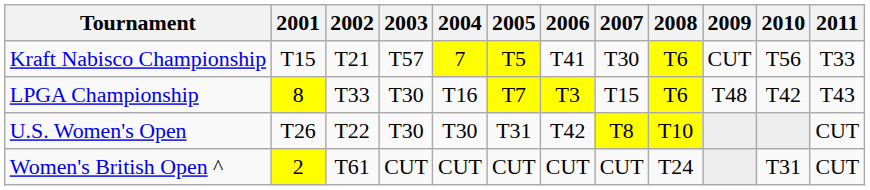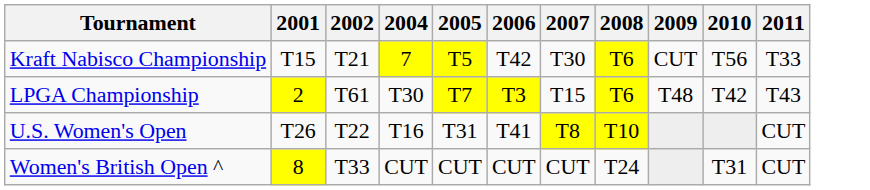- column: (406, 22)
(568, 58) T41 -> (514, 58) T42
(298, 94) 8 -> (298, 94) 2
(352, 94) T33 -> (352, 94) T61
(460, 94) T16 -> (406, 94) T30
(460, 131) T30 -> (406, 131) T16
(568, 131) T42 -> (514, 131) T41
(298, 167) 2 -> (298, 167) 8
(352, 167) T61 -> (352, 167) T33
